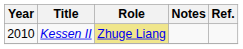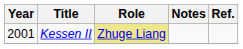(21, 33) 2010 -> (21, 33) 2001
